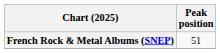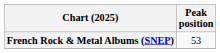(196, 40) 51 -> (196, 40) 53
